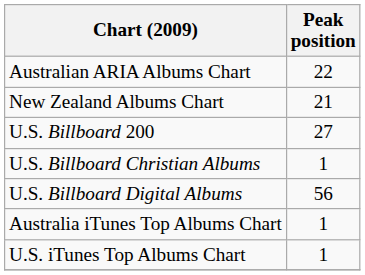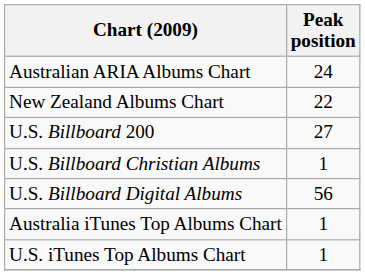(323, 71) 22 -> (323, 71) 24
(323, 102) 21 -> (323, 102) 22
